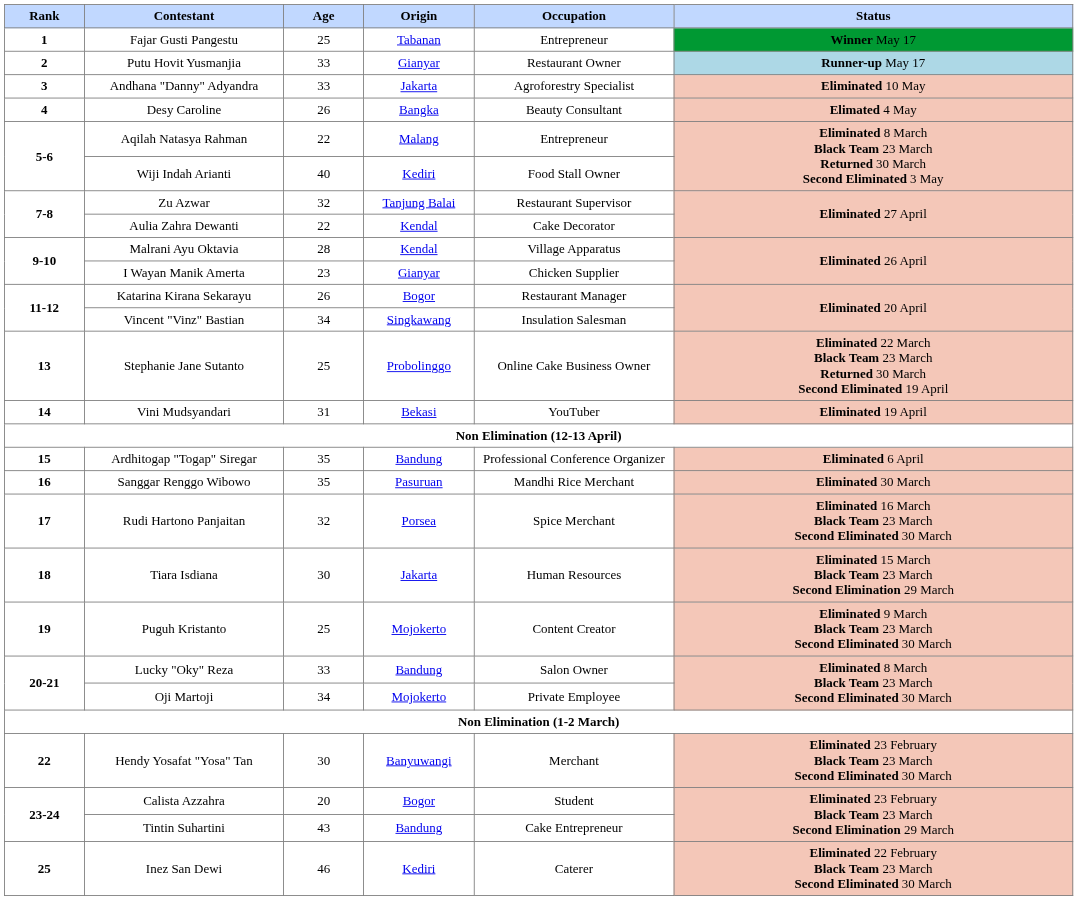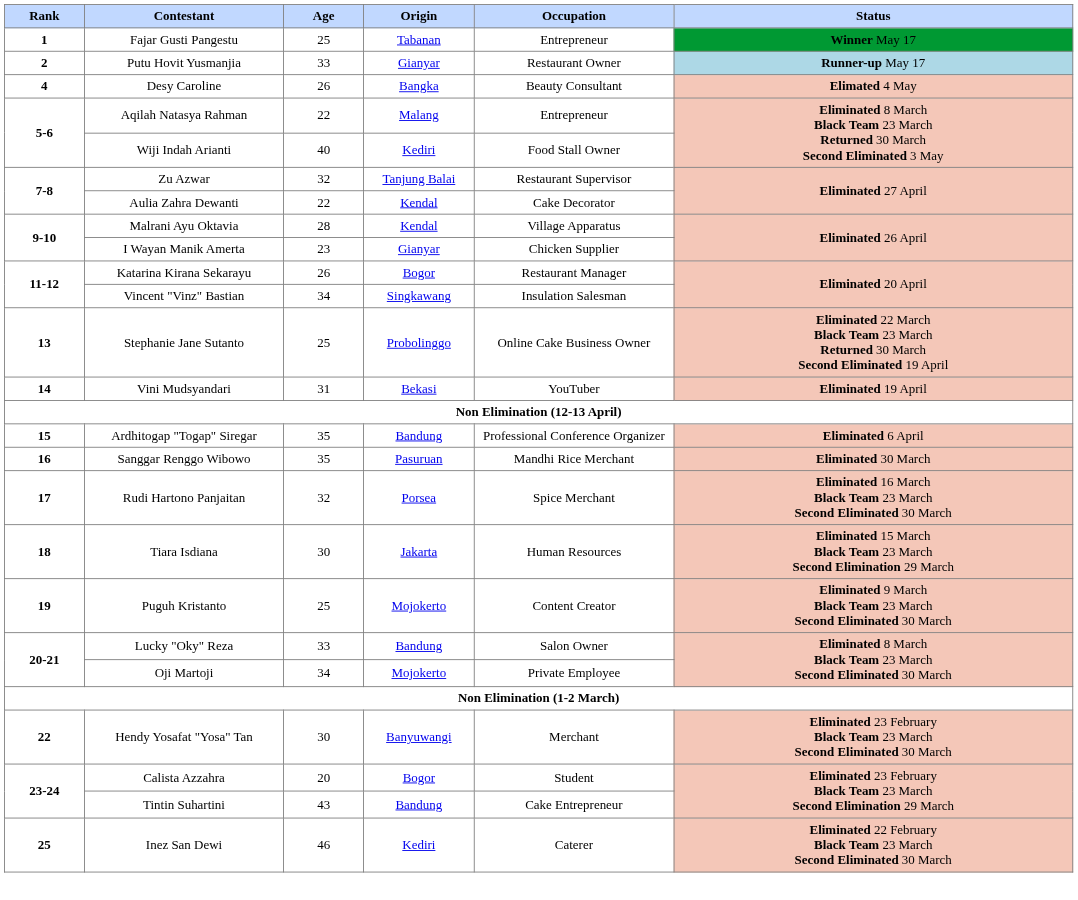- row: (184, 86)
